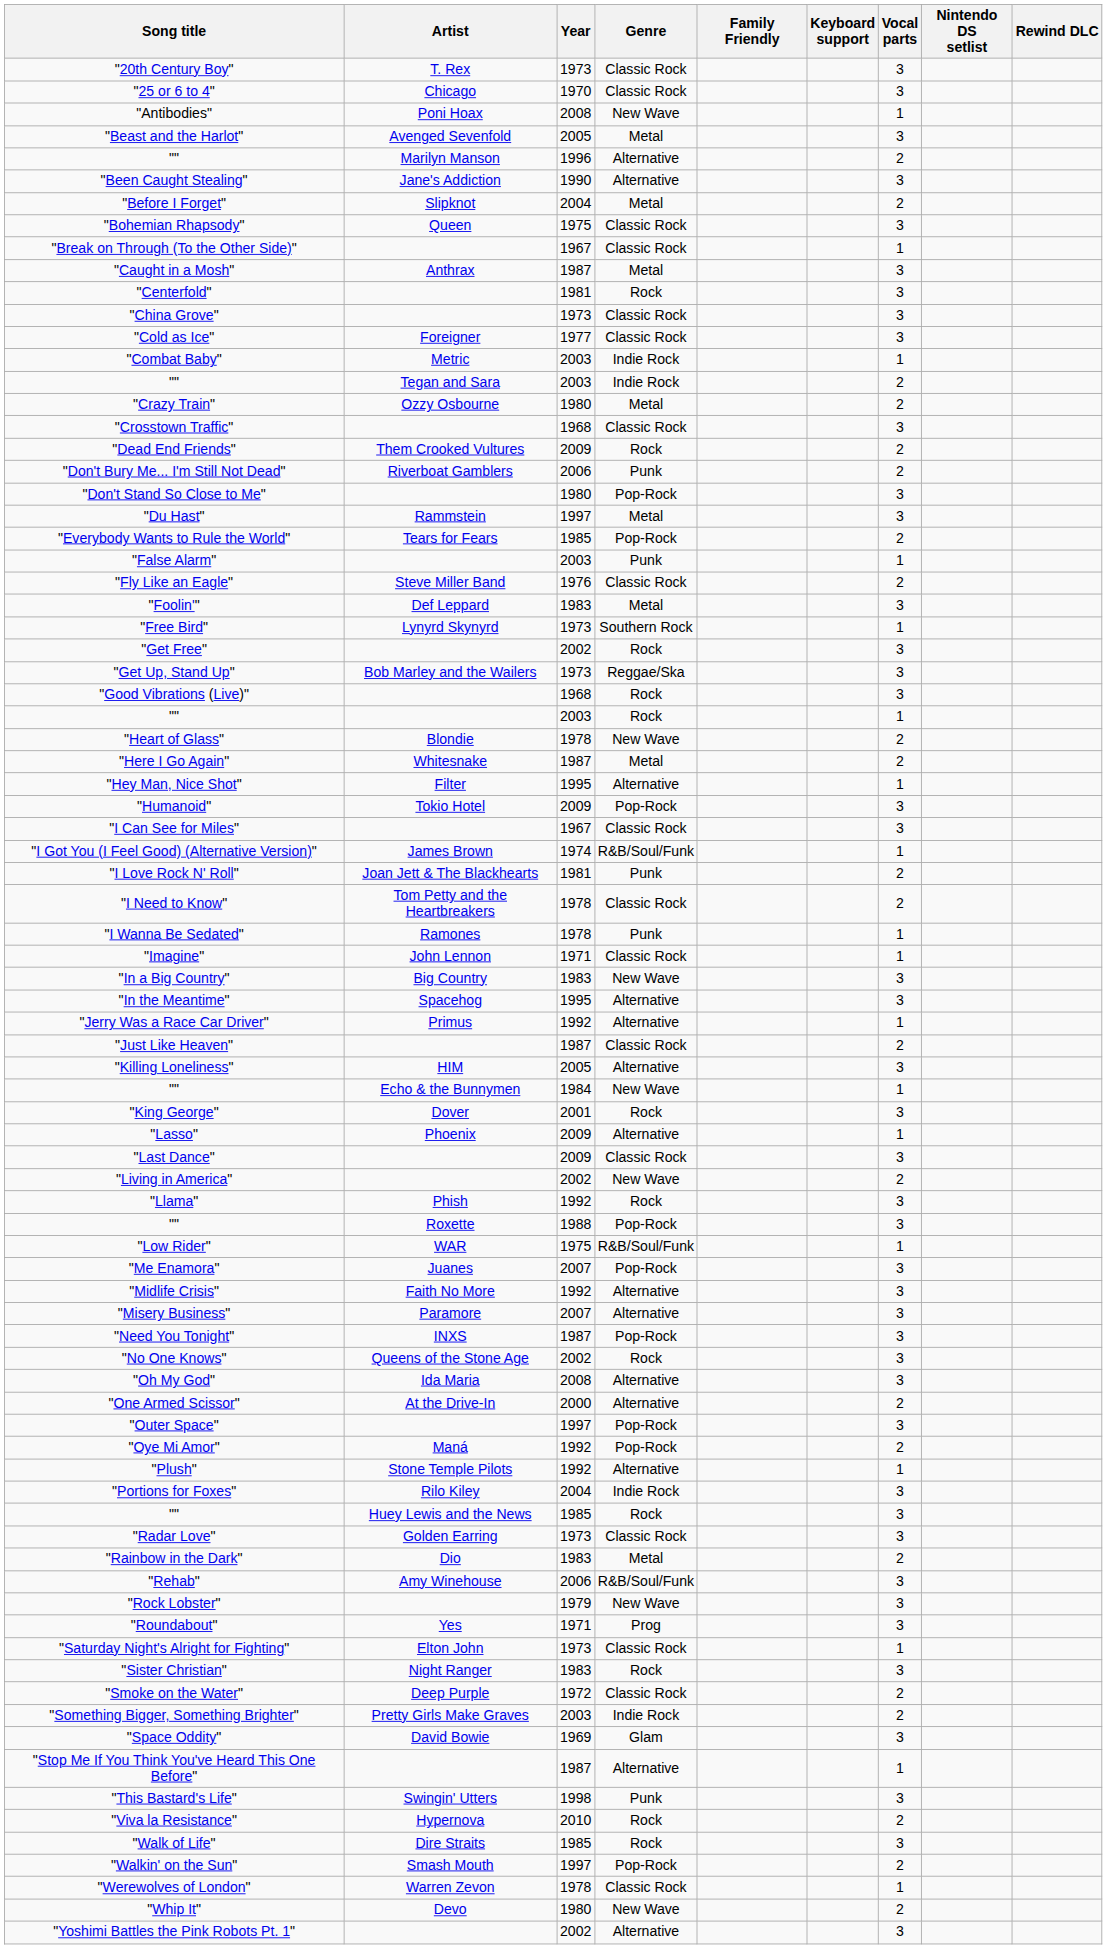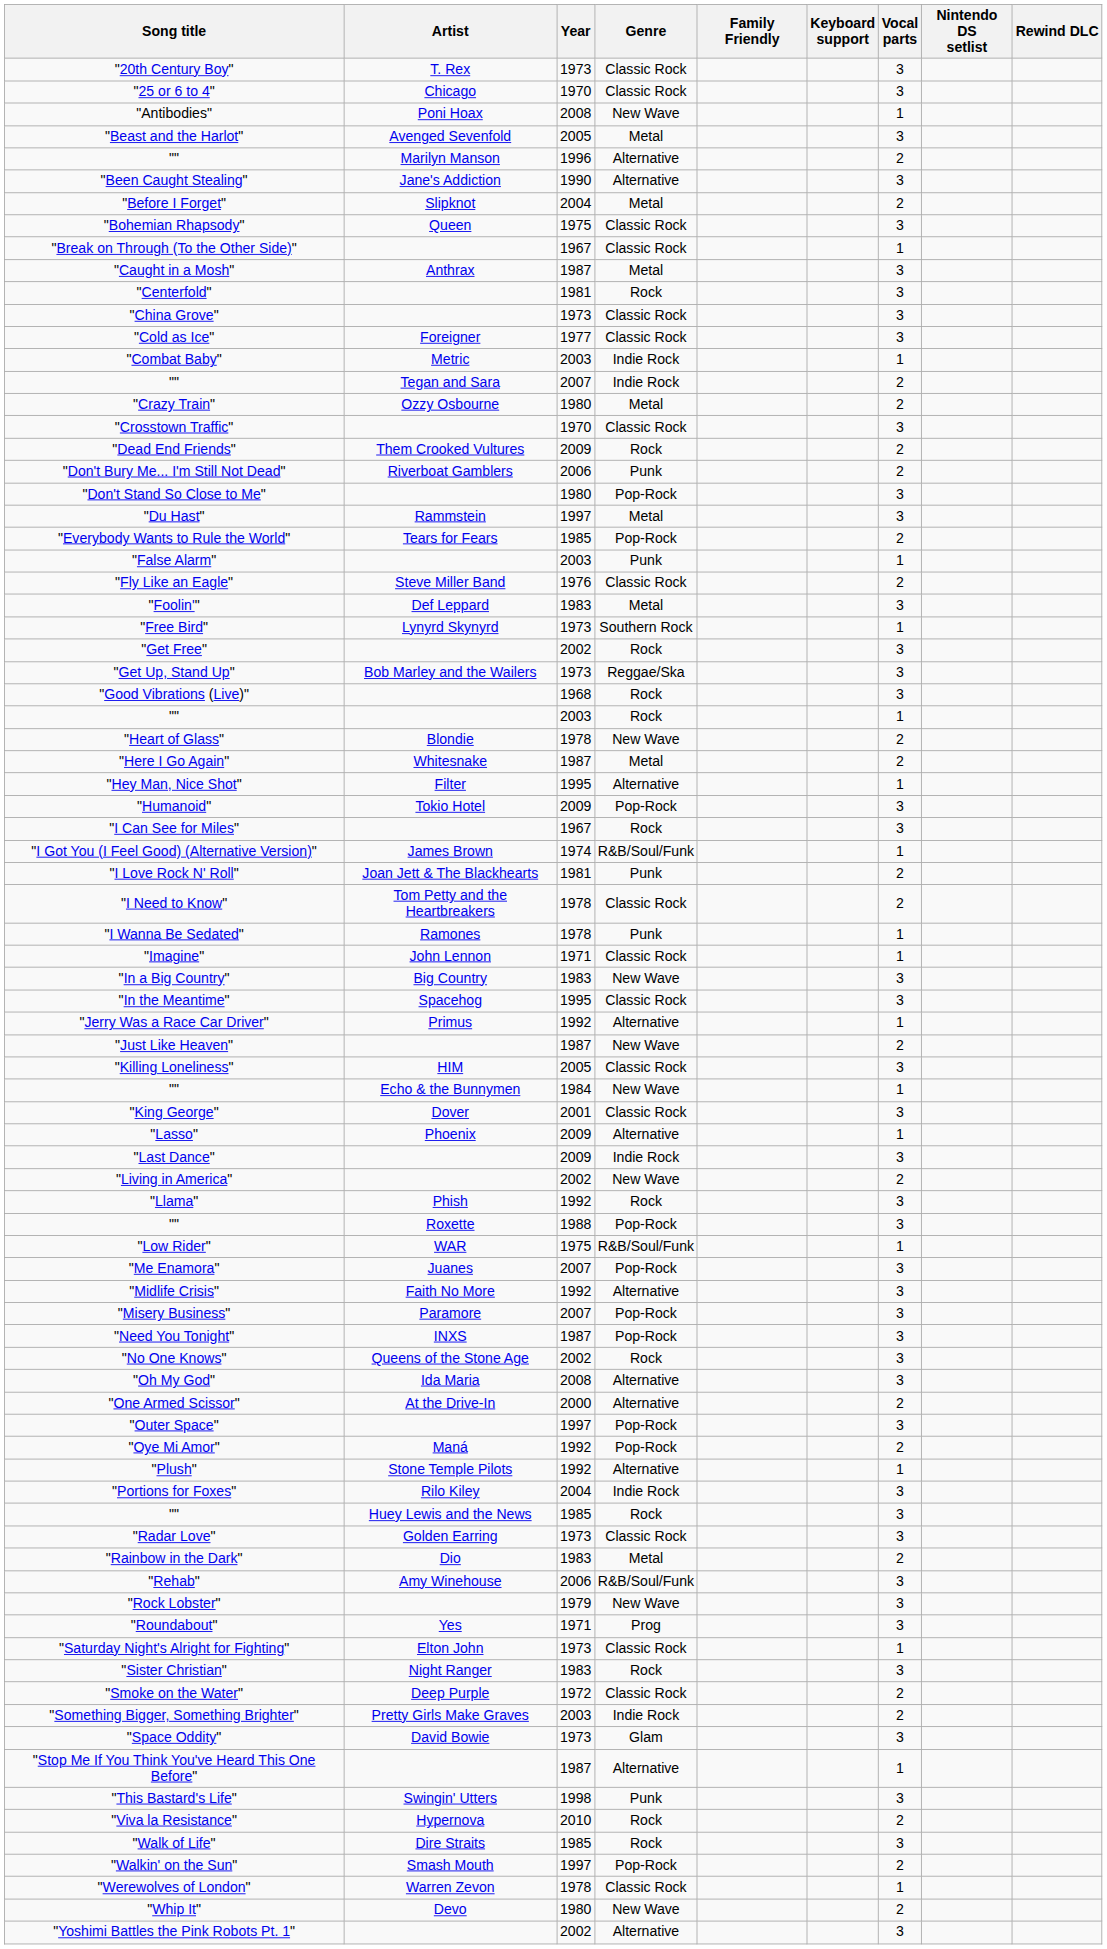(576, 382) 2003 -> (576, 382) 2007
(576, 426) 1968 -> (576, 426) 1970
(646, 828) Classic Rock -> (646, 828) Rock
(646, 1001) Alternative -> (646, 1001) Classic Rock
(646, 1045) Classic Rock -> (646, 1045) New Wave
(646, 1068) Alternative -> (646, 1068) Classic Rock
(646, 1112) Rock -> (646, 1112) Classic Rock
(646, 1157) Classic Rock -> (646, 1157) Indie Rock
(646, 1313) Alternative -> (646, 1313) Pop-Rock
(576, 1737) 1969 -> (576, 1737) 1973
